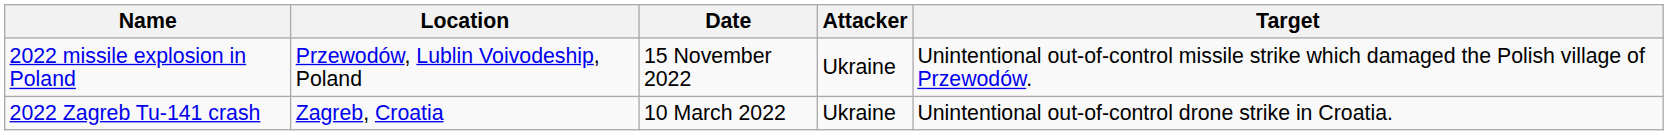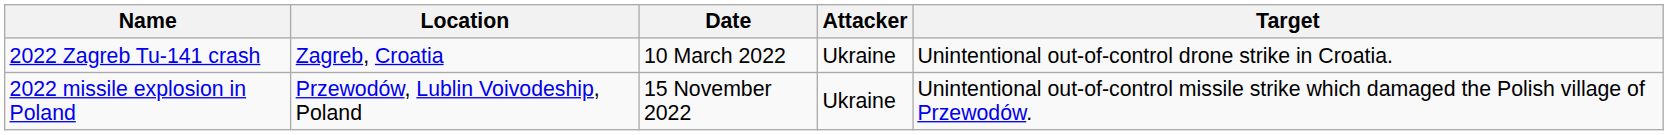rows swapped: (135, 112) <-> (128, 67)
